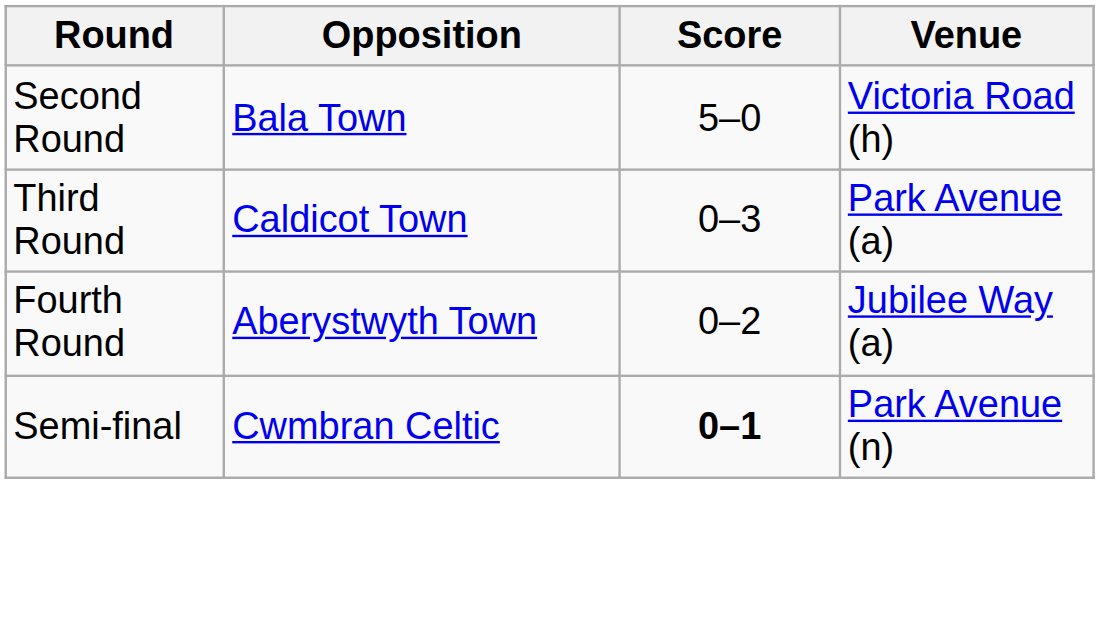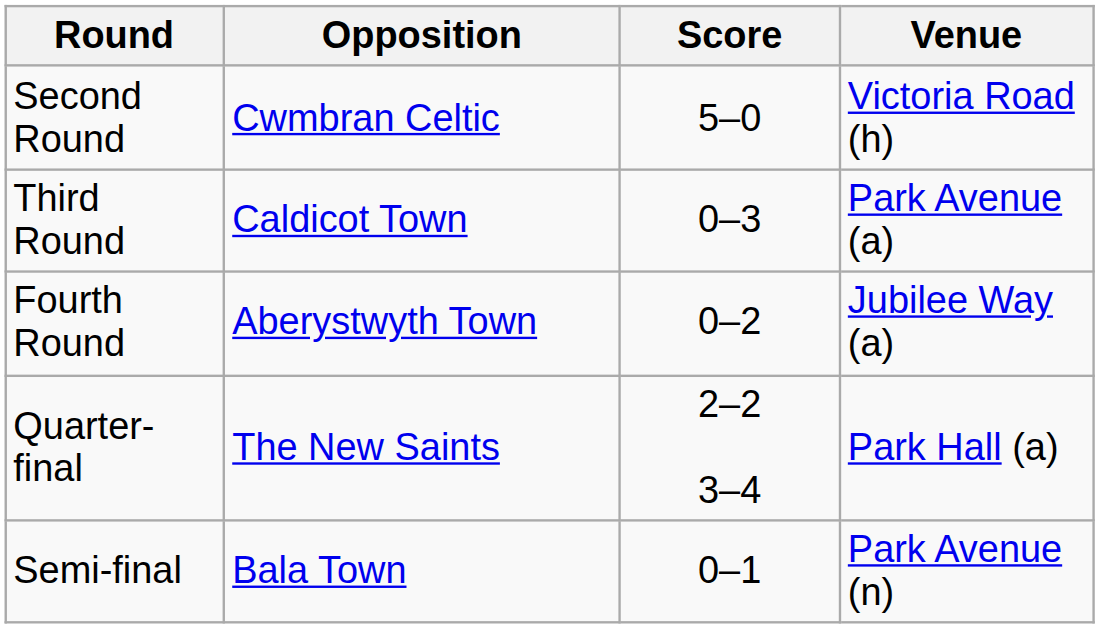(319, 116) Bala Town -> (366, 116) Cwmbran Celtic
+ row: (84, 446)
(366, 425) Cwmbran Celtic -> (319, 570) Bala Town
(730, 425) bold -> (730, 570) normal
